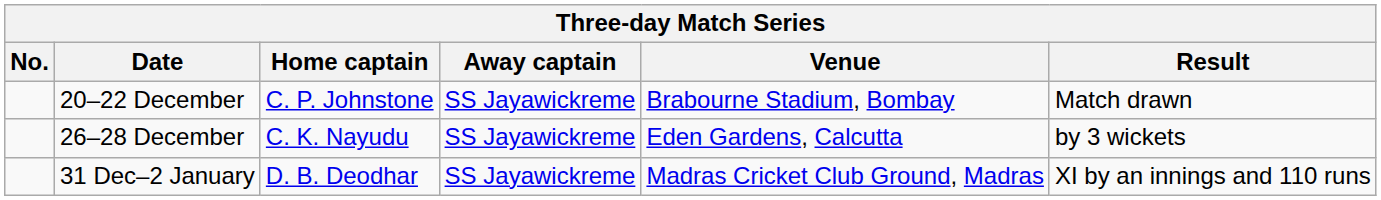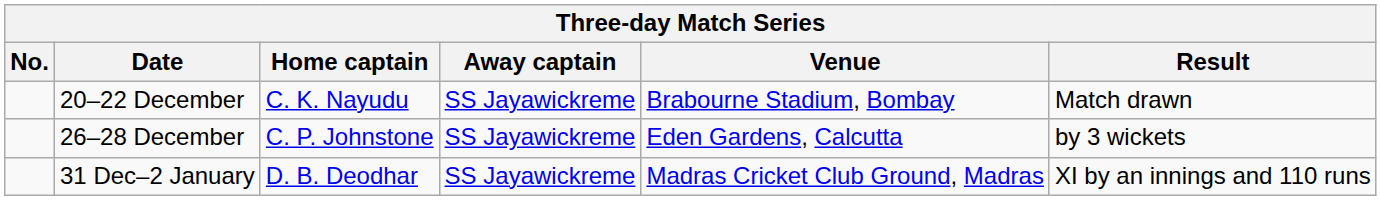(350, 99) C. P. Johnstone -> (337, 99) C. K. Nayudu
(337, 137) C. K. Nayudu -> (350, 137) C. P. Johnstone
